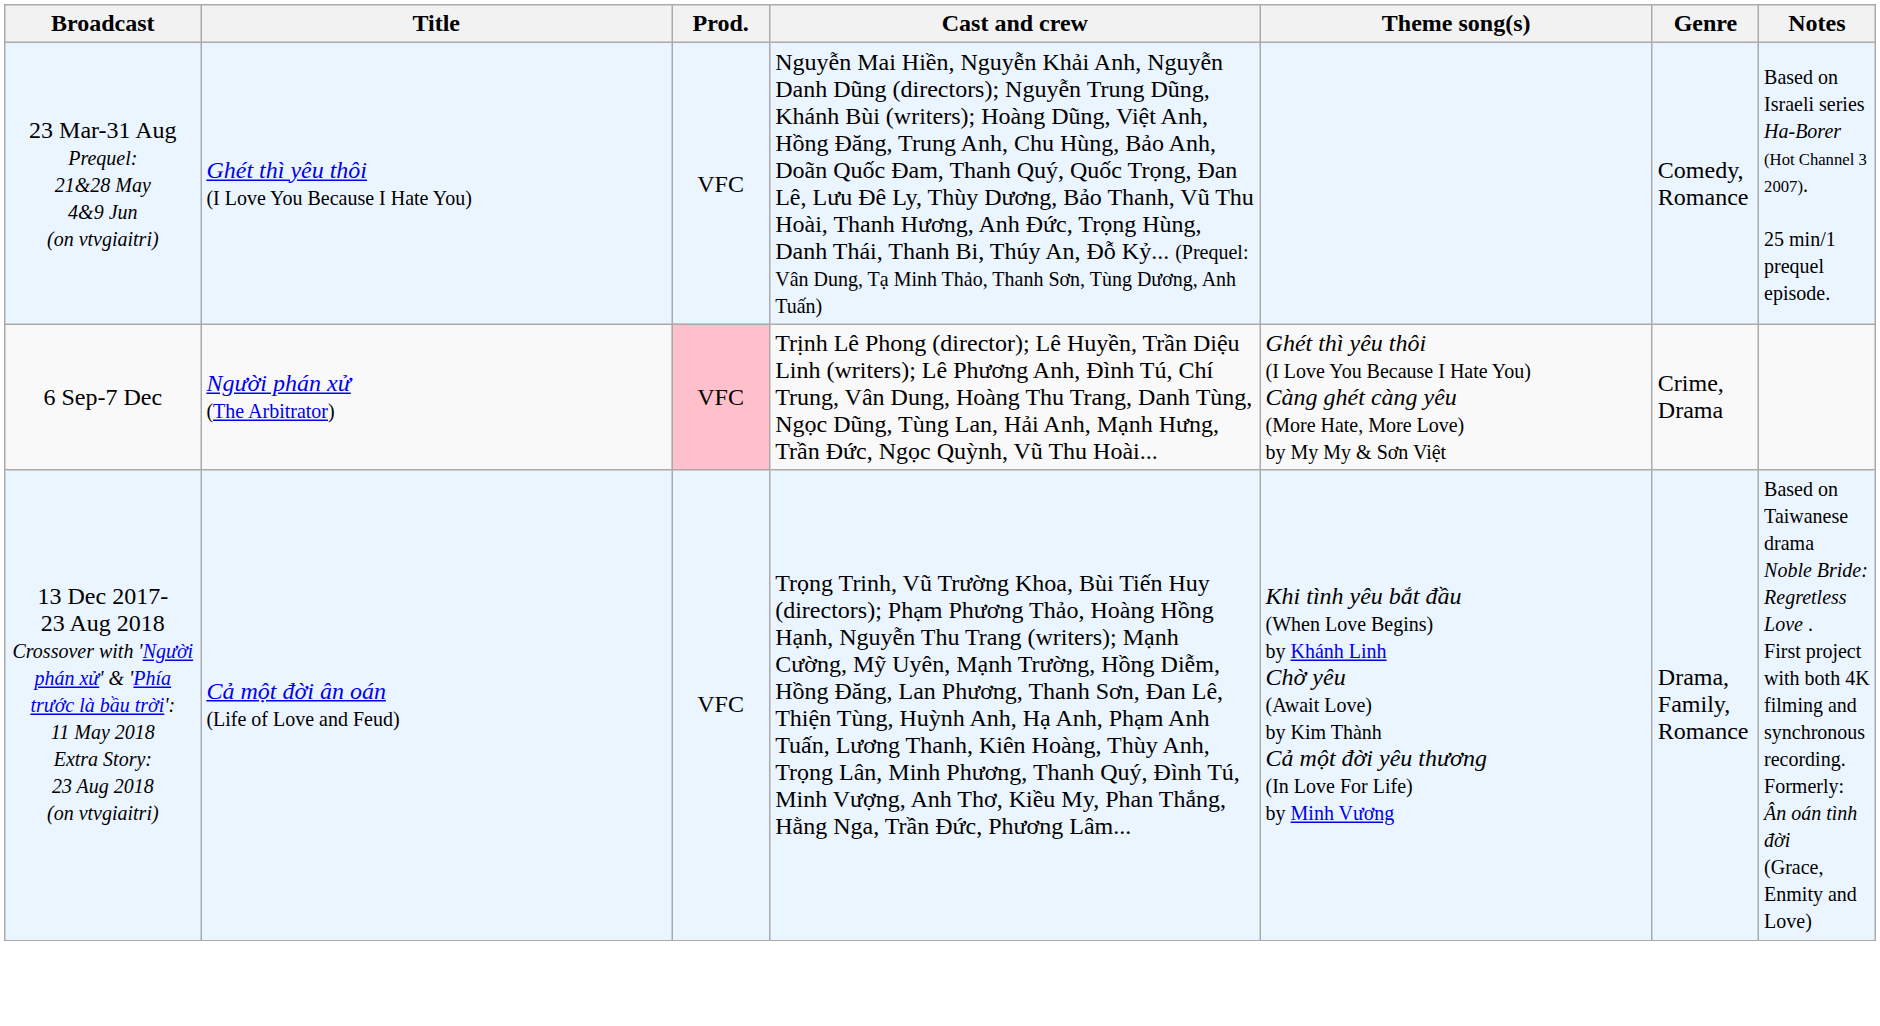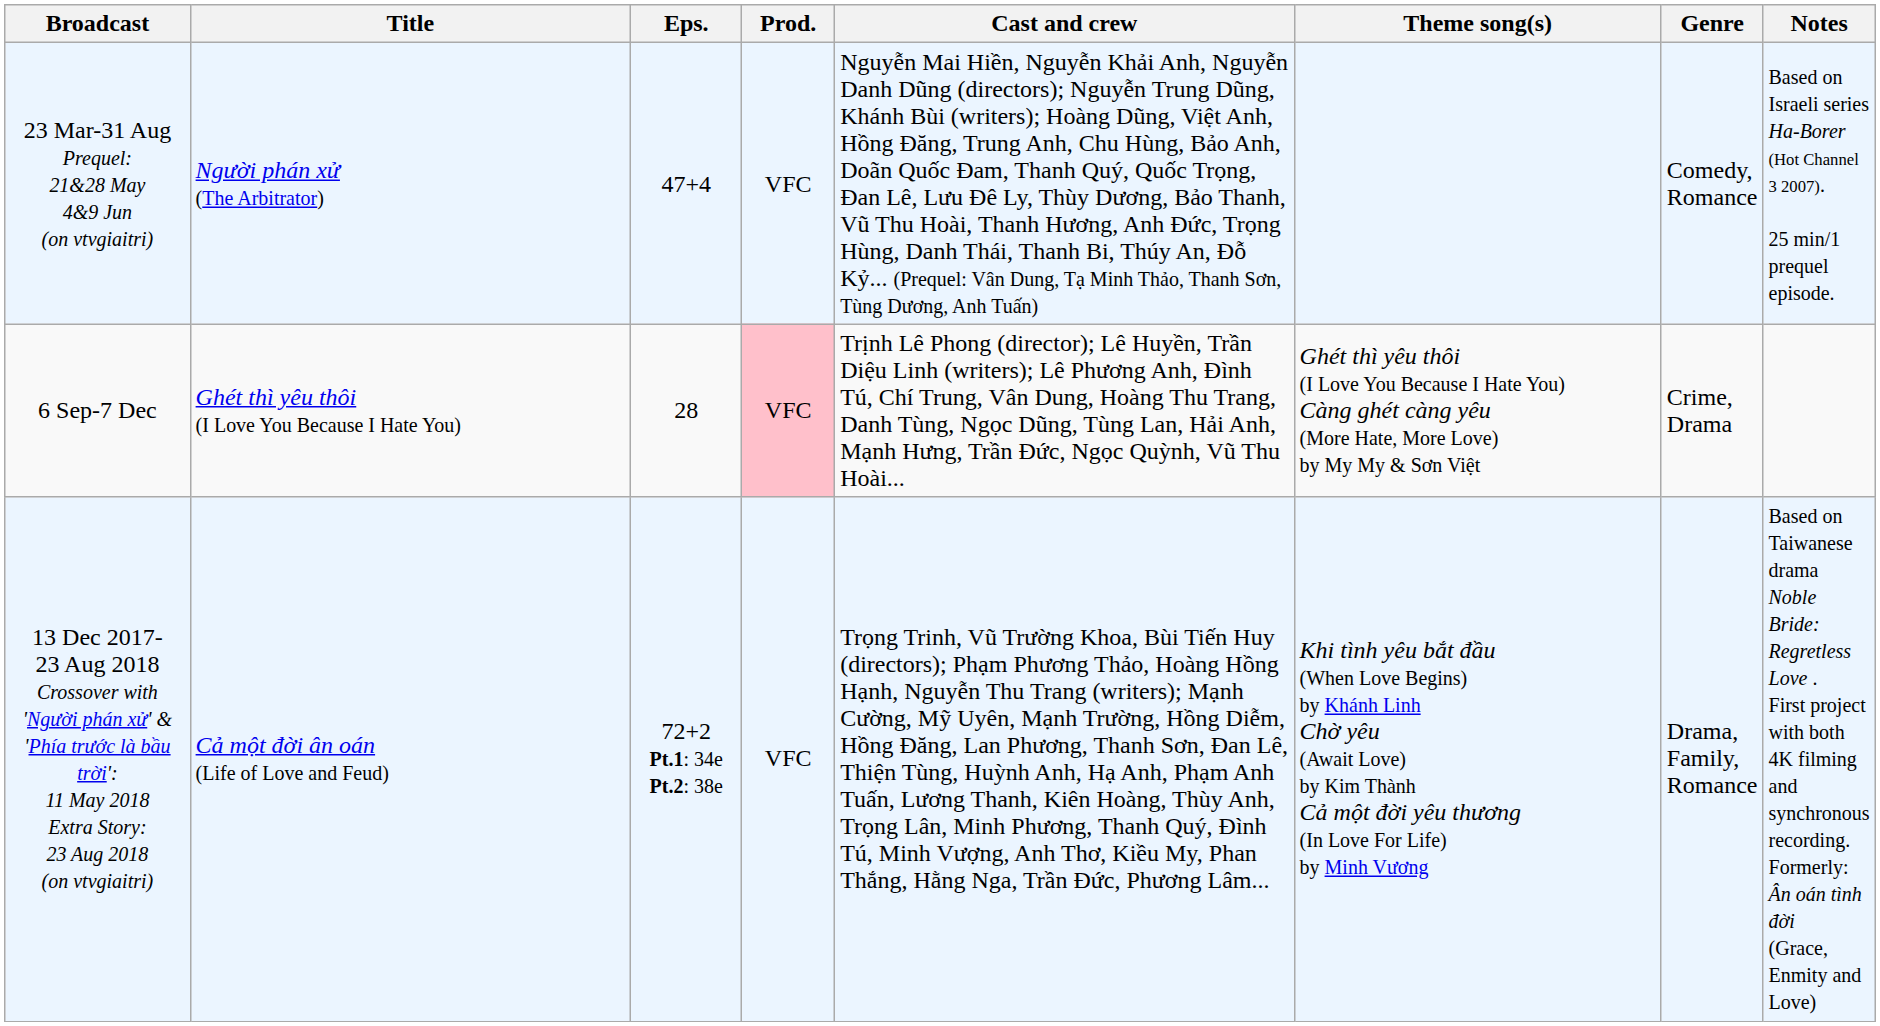+ column: (686, 23)
(339, 183) Ghét thì yêu thôi (I Love You Because I Hate You) -> (268, 183) Người phán xử (The Arbitrator)
(279, 396) Người phán xử (The Arbitrator) -> (328, 410) Ghét thì yêu thôi (I Love You Because I Hate You)
